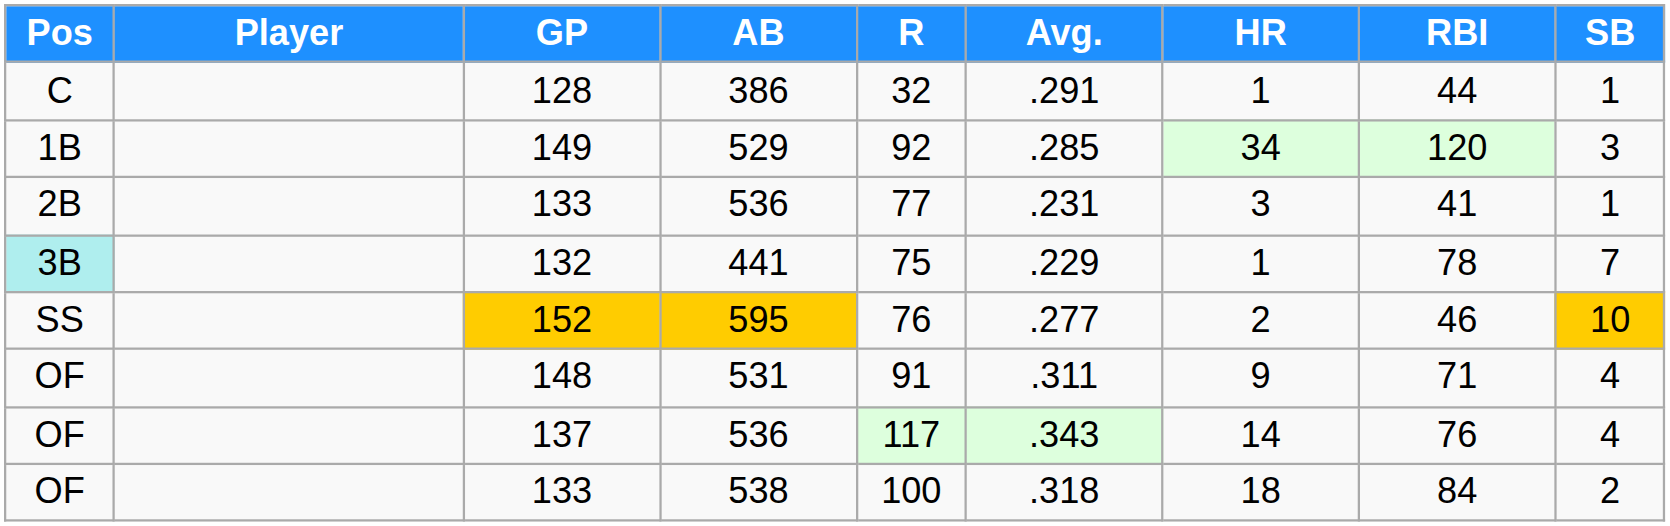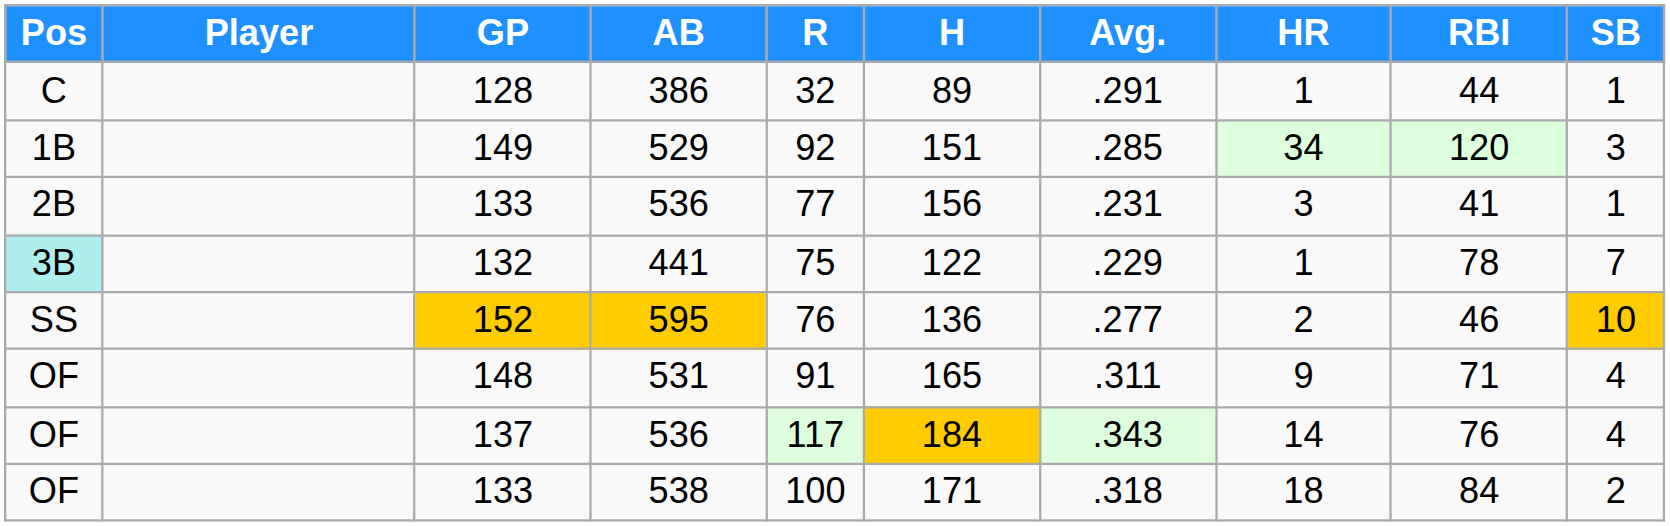+ column: (952, 33)
